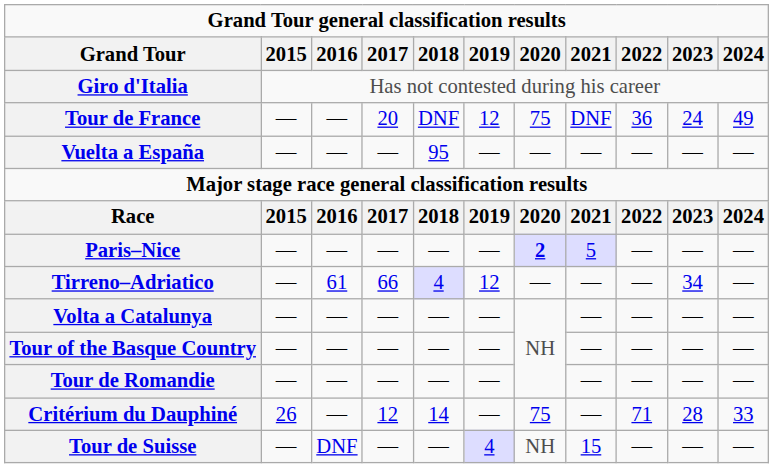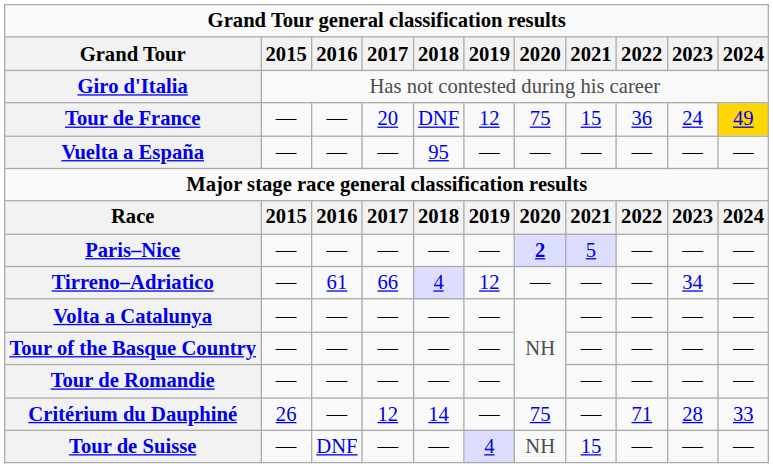(591, 119) DNF -> (591, 119) 15
(743, 119) no background -> (743, 119) gold background
